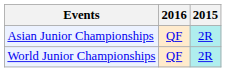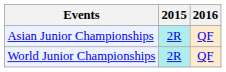columns swapped: (205, 15) <-> (174, 15)
